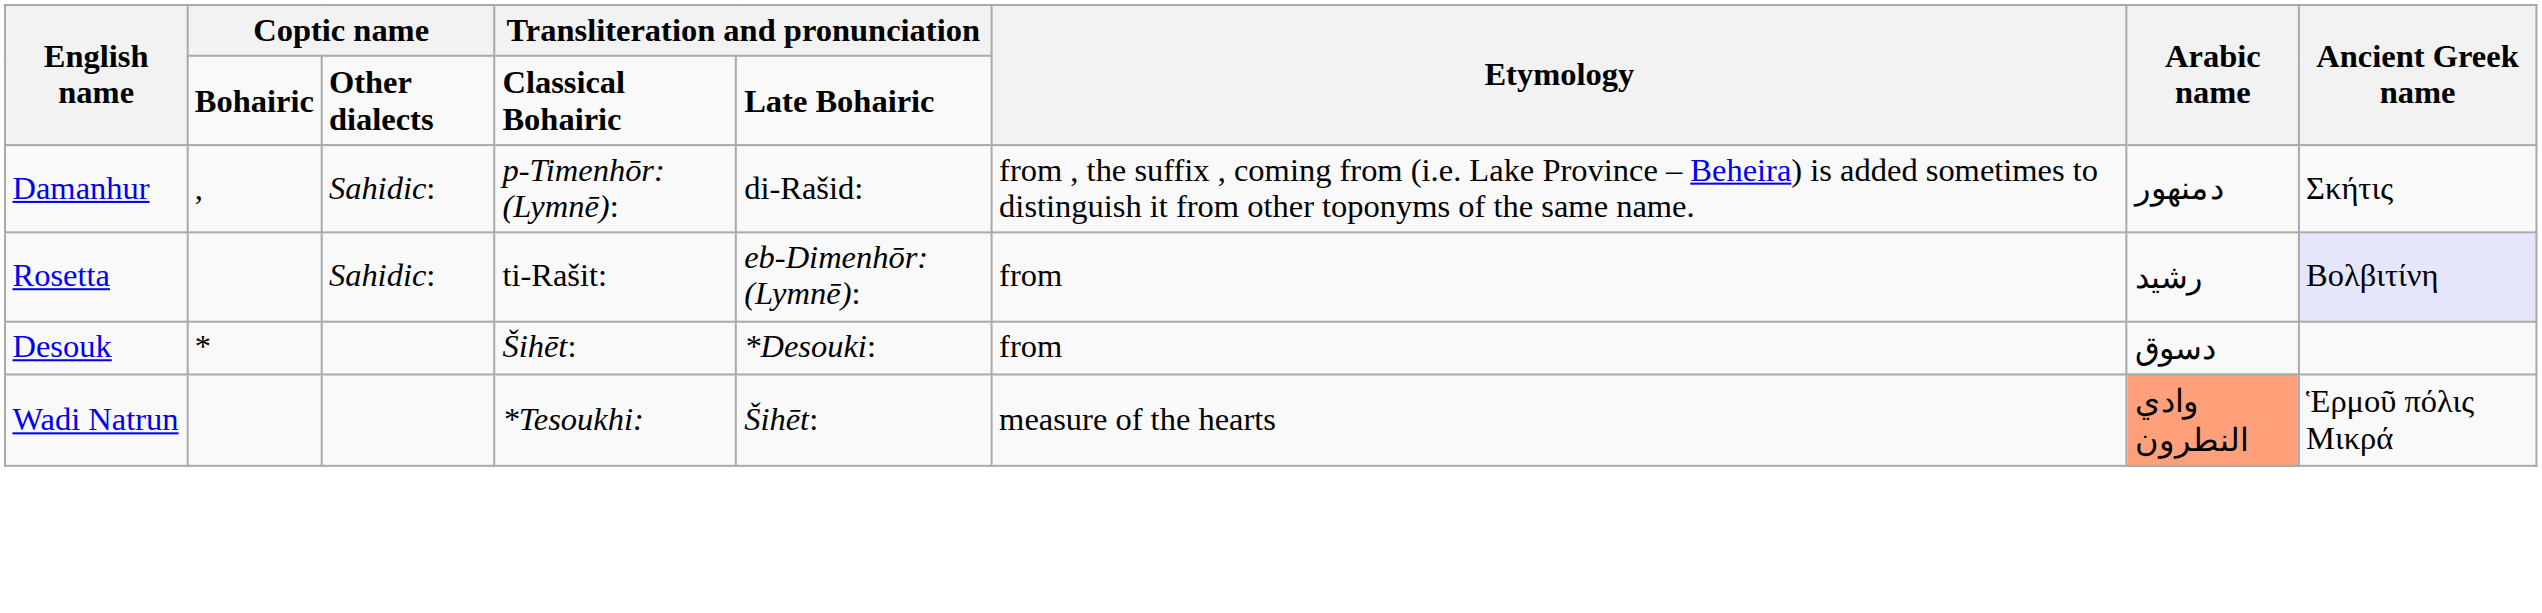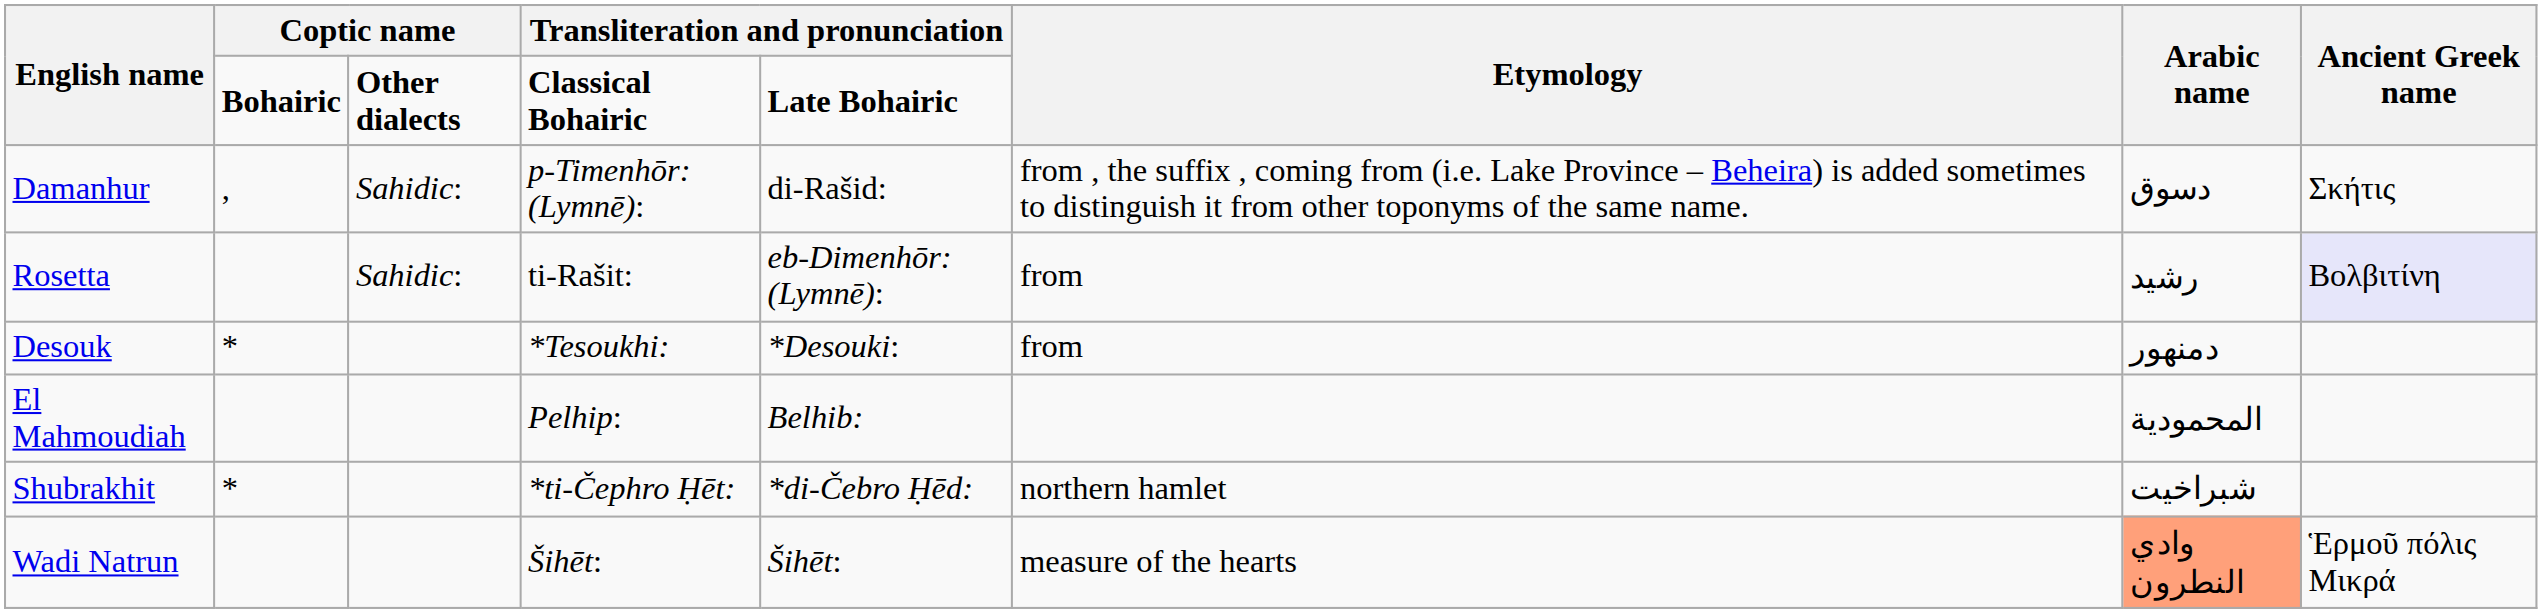(2179, 189) دمنهور -> (2171, 189) دسوق
(539, 346) Šihēt: -> (599, 346) *Tesoukhi:
(2175, 347) دسوق -> (2175, 347) دمنهور
+ row: (99, 417)
+ row: (84, 488)
(573, 419) *Tesoukhi: -> (565, 561) Šihēt:
